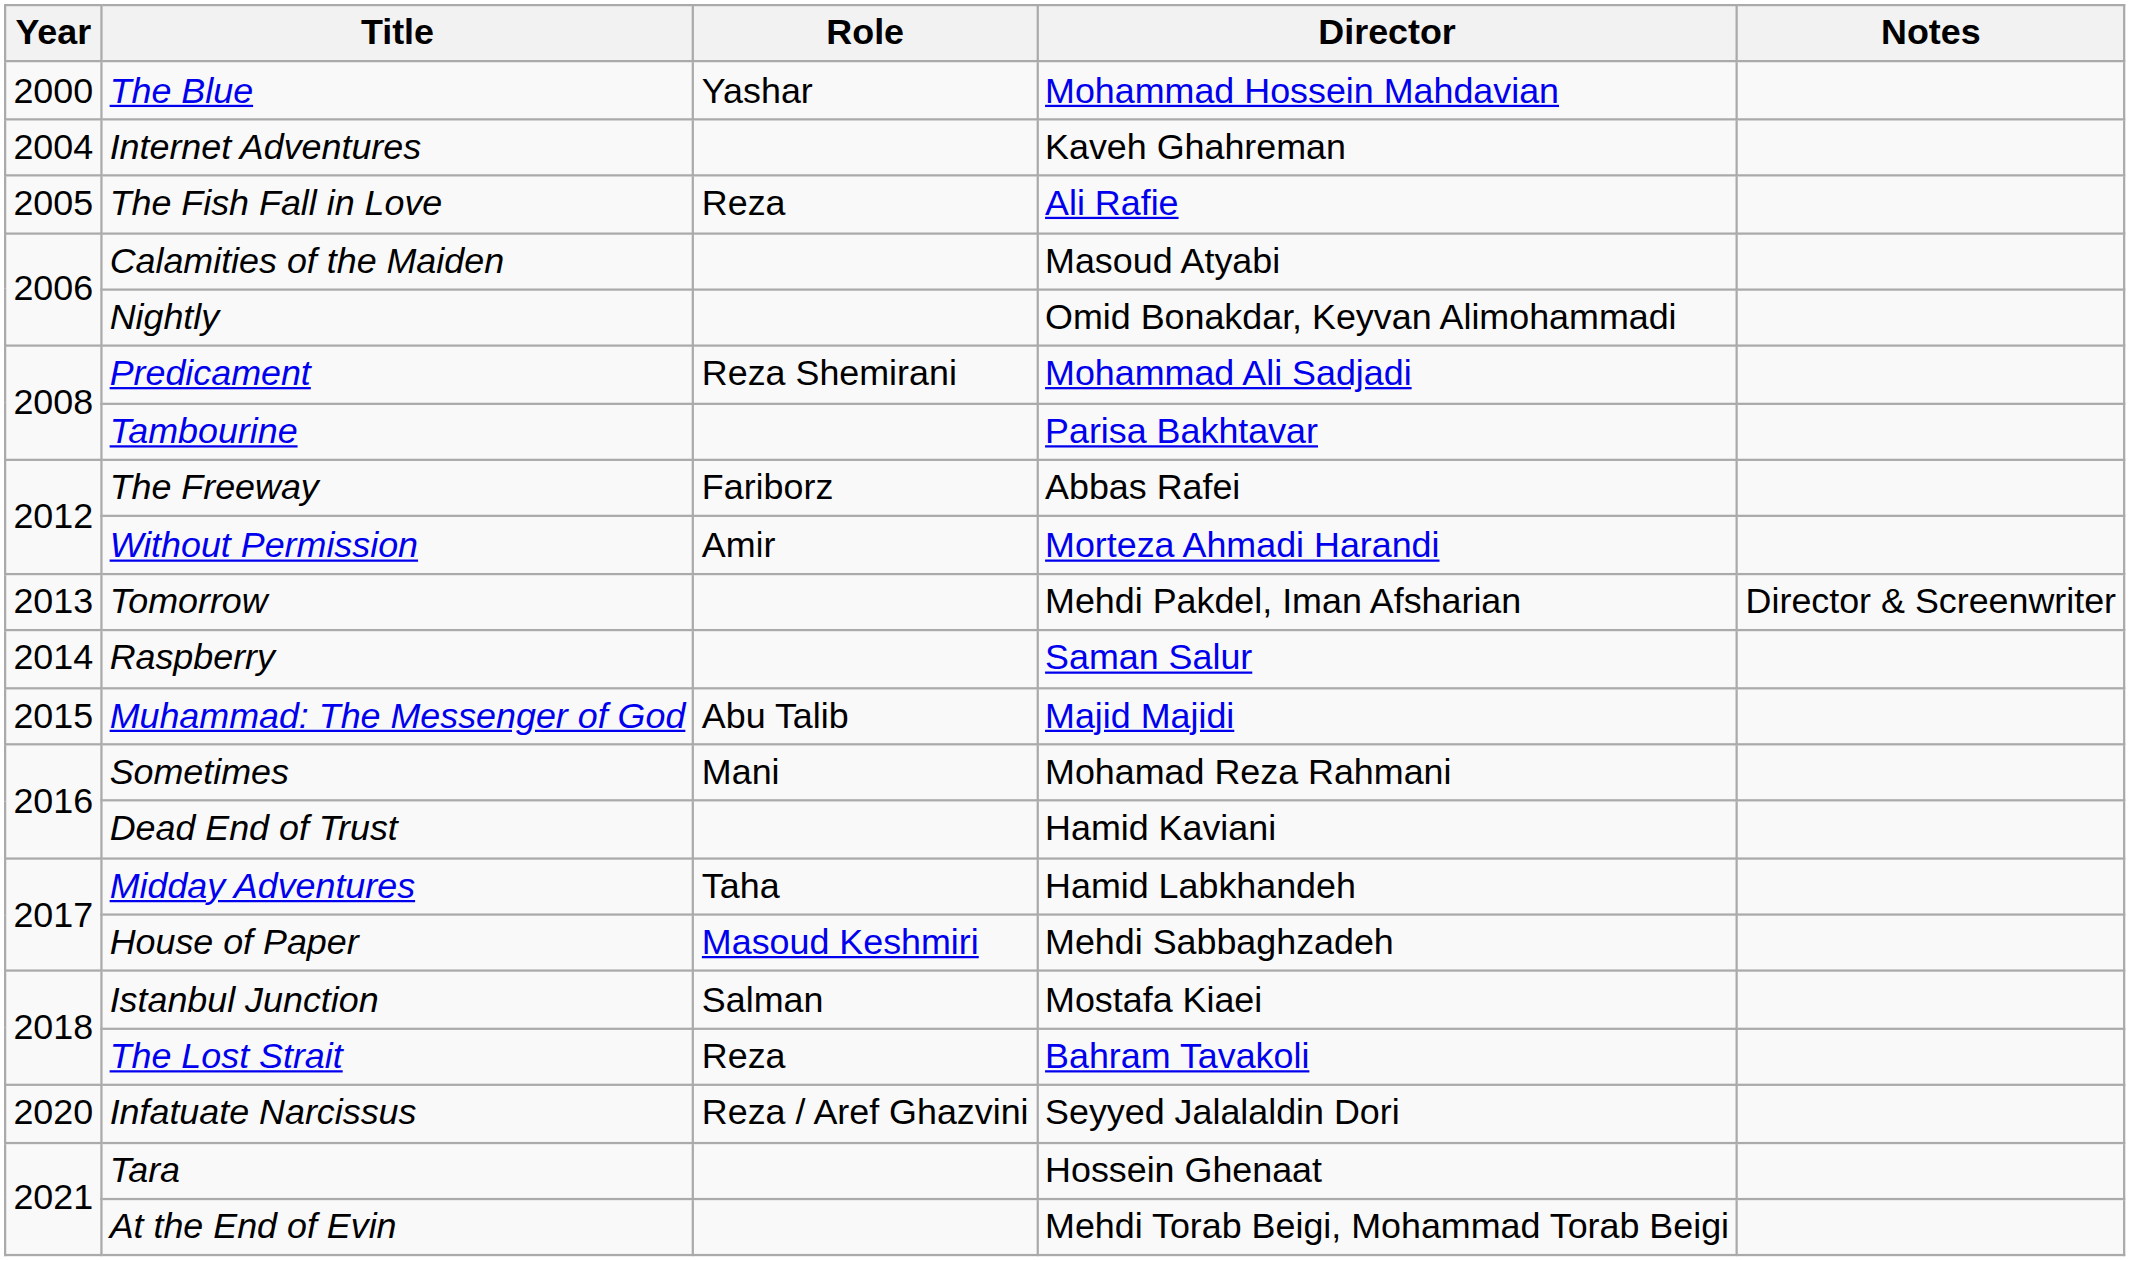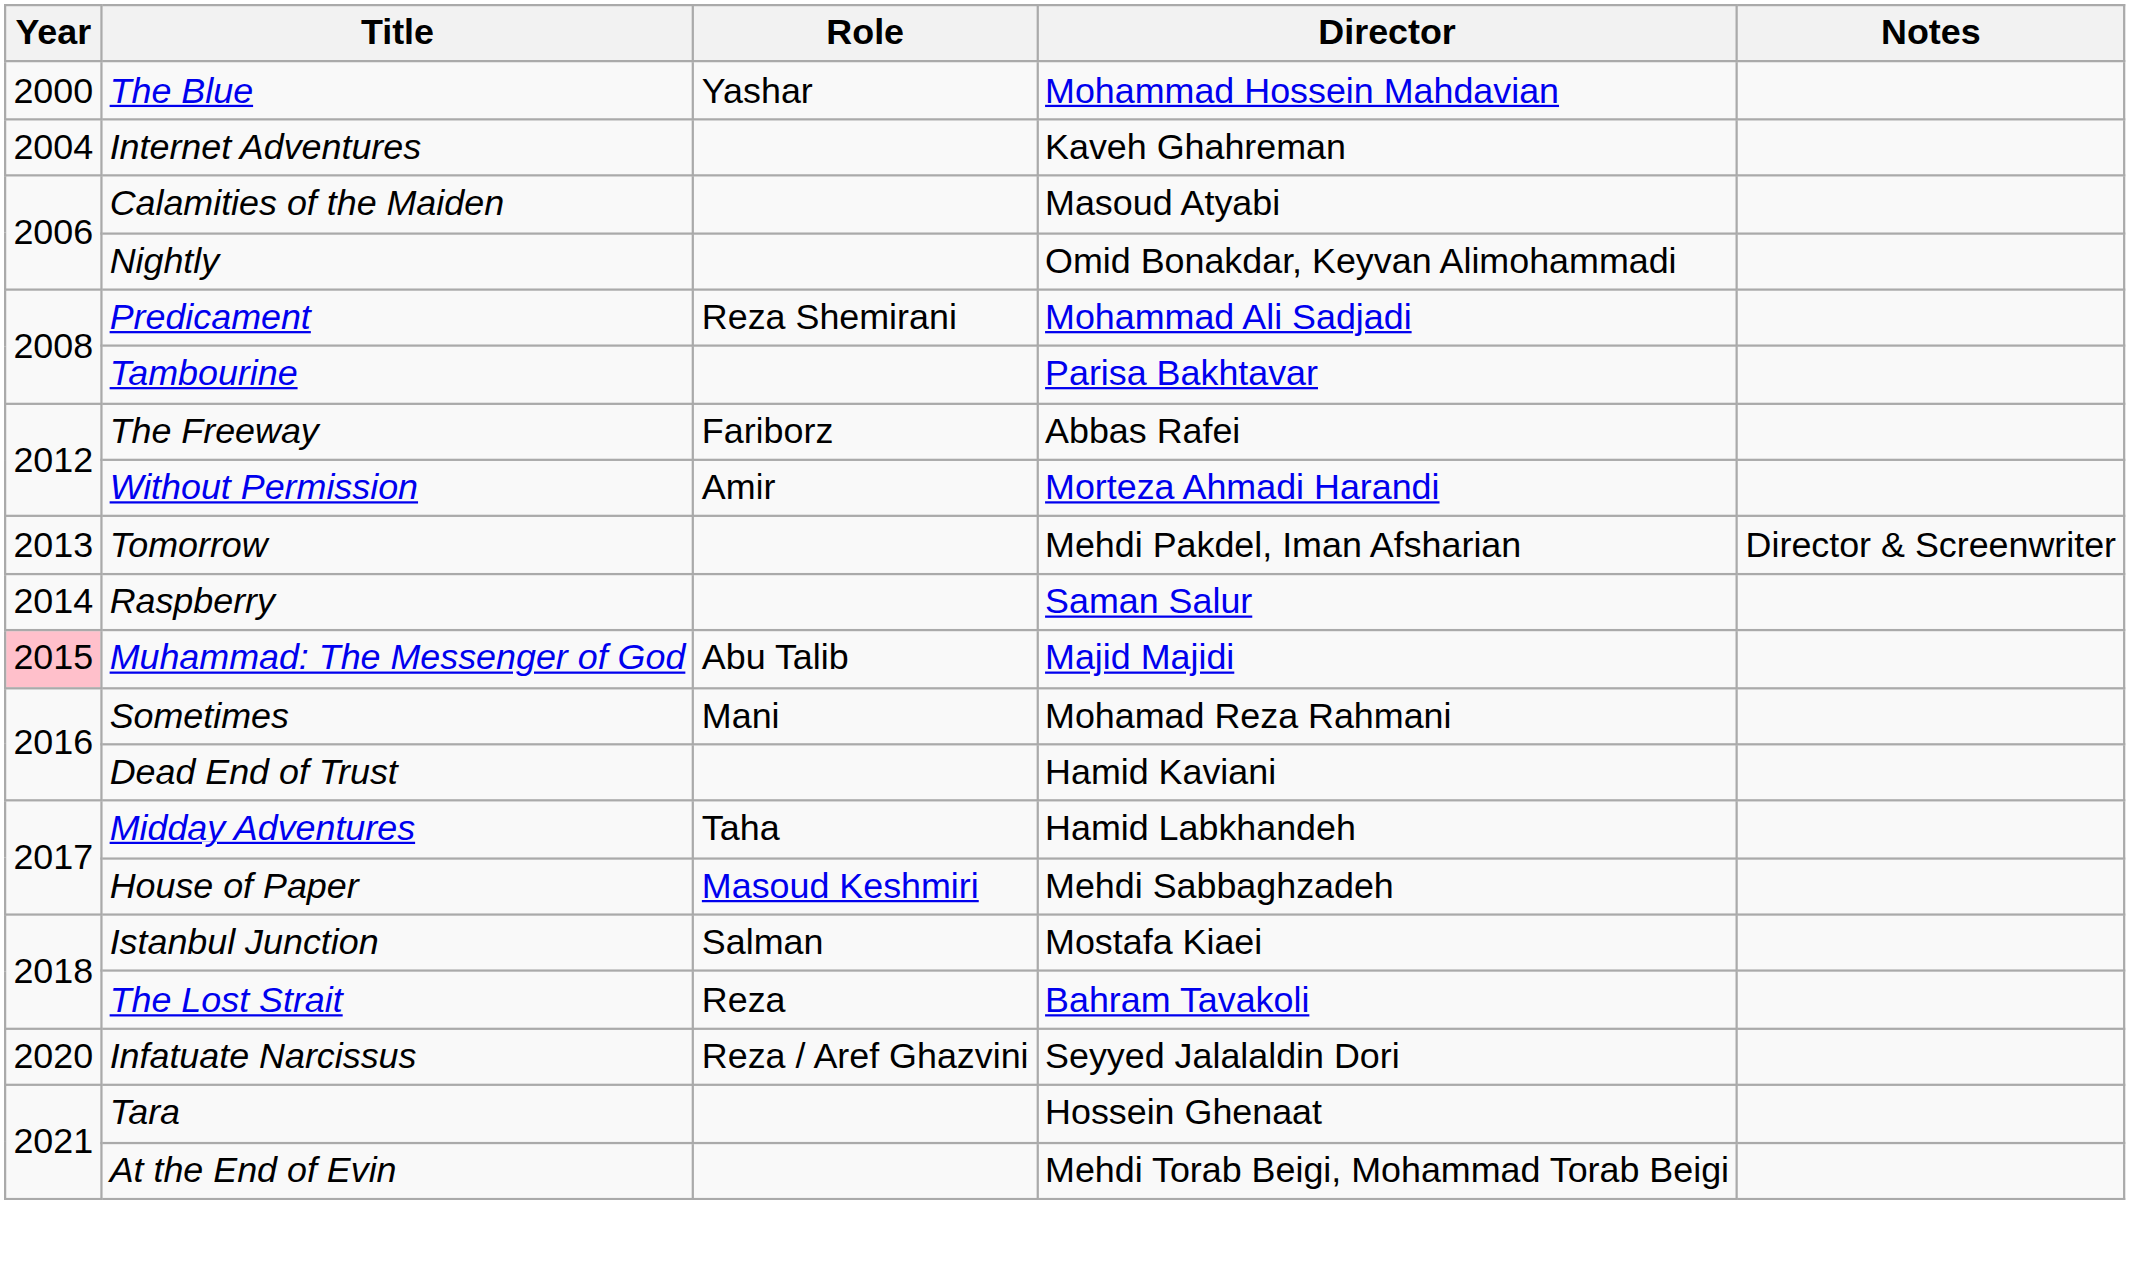- row: (276, 203)
(53, 714) no background -> (53, 658) pink background
